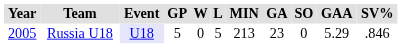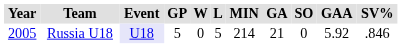(244, 33) 213 -> (244, 33) 214
(277, 33) 23 -> (277, 33) 21
(337, 33) 5.29 -> (337, 33) 5.92
